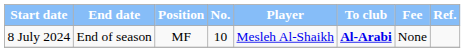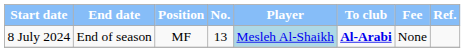(220, 36) 10 -> (220, 36) 13
(285, 36) no background -> (285, 36) lightblue background
